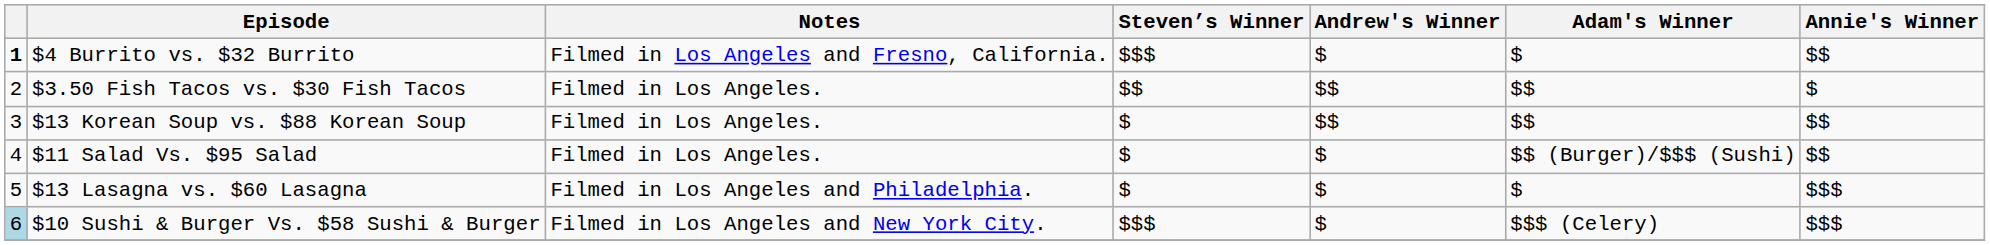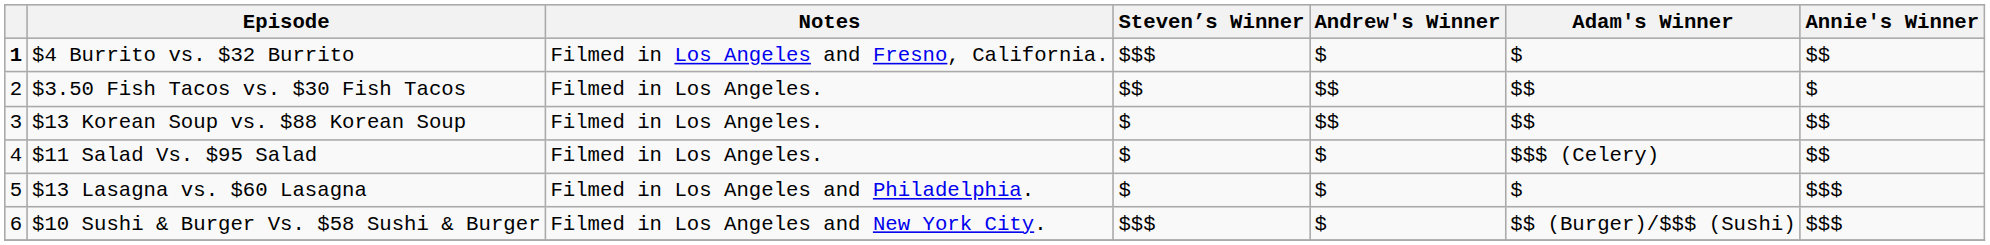(1653, 156) $$ (Burger)/$$$ (Sushi) -> (1585, 156) $$$ (Celery)
(16, 224) lightblue background -> (16, 224) no background
(1585, 224) $$$ (Celery) -> (1653, 224) $$ (Burger)/$$$ (Sushi)
